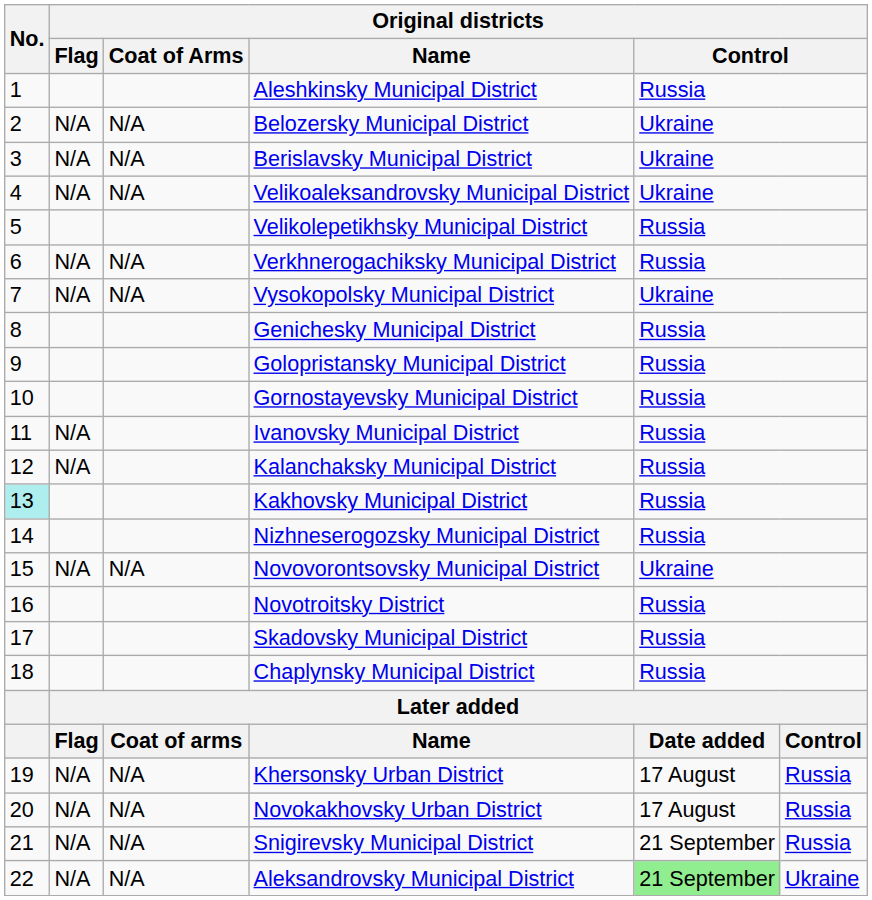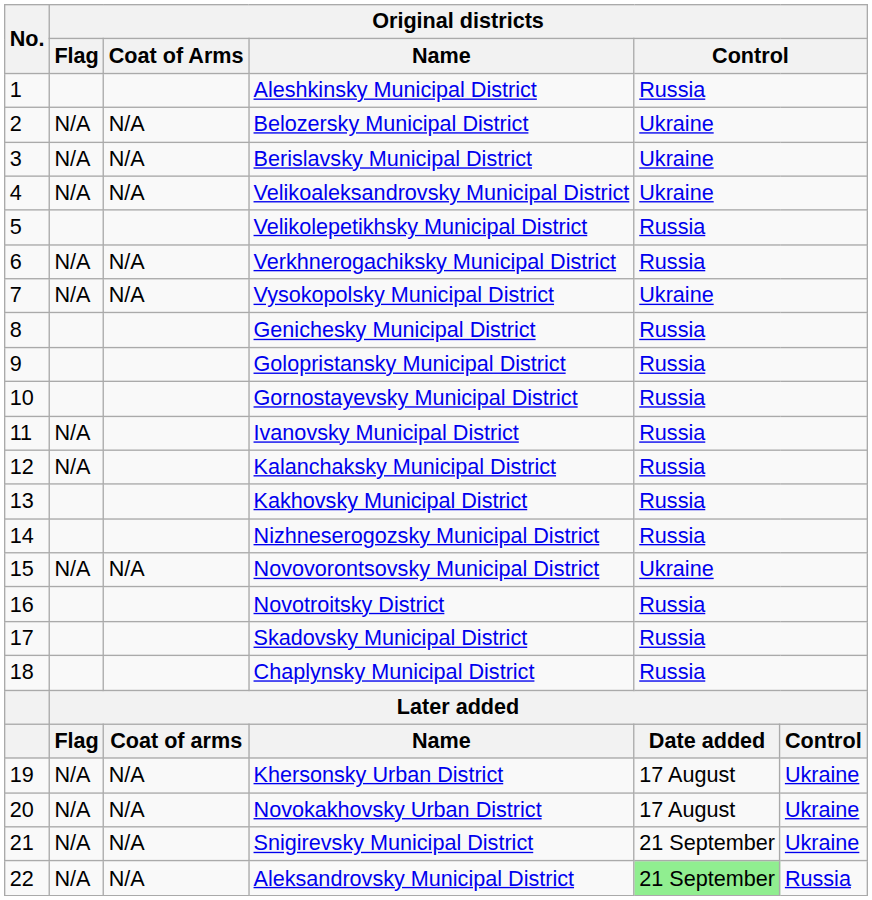(22, 501) paleturquoise background -> (22, 501) no background
(818, 775) Russia -> (822, 775) Ukraine
(818, 809) Russia -> (822, 809) Ukraine
(818, 843) Russia -> (822, 843) Ukraine
(822, 878) Ukraine -> (818, 878) Russia
